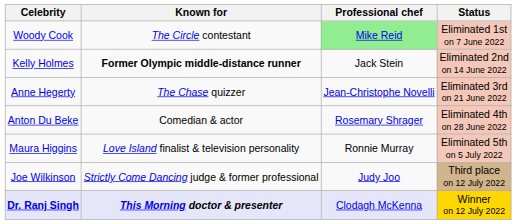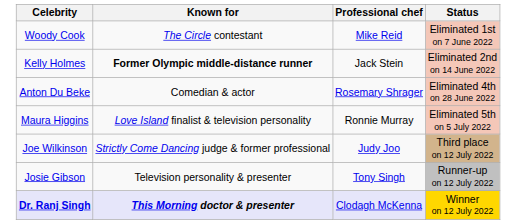(379, 35) lightgreen background -> (379, 35) no background
- row: (43, 92)
+ row: (55, 177)
